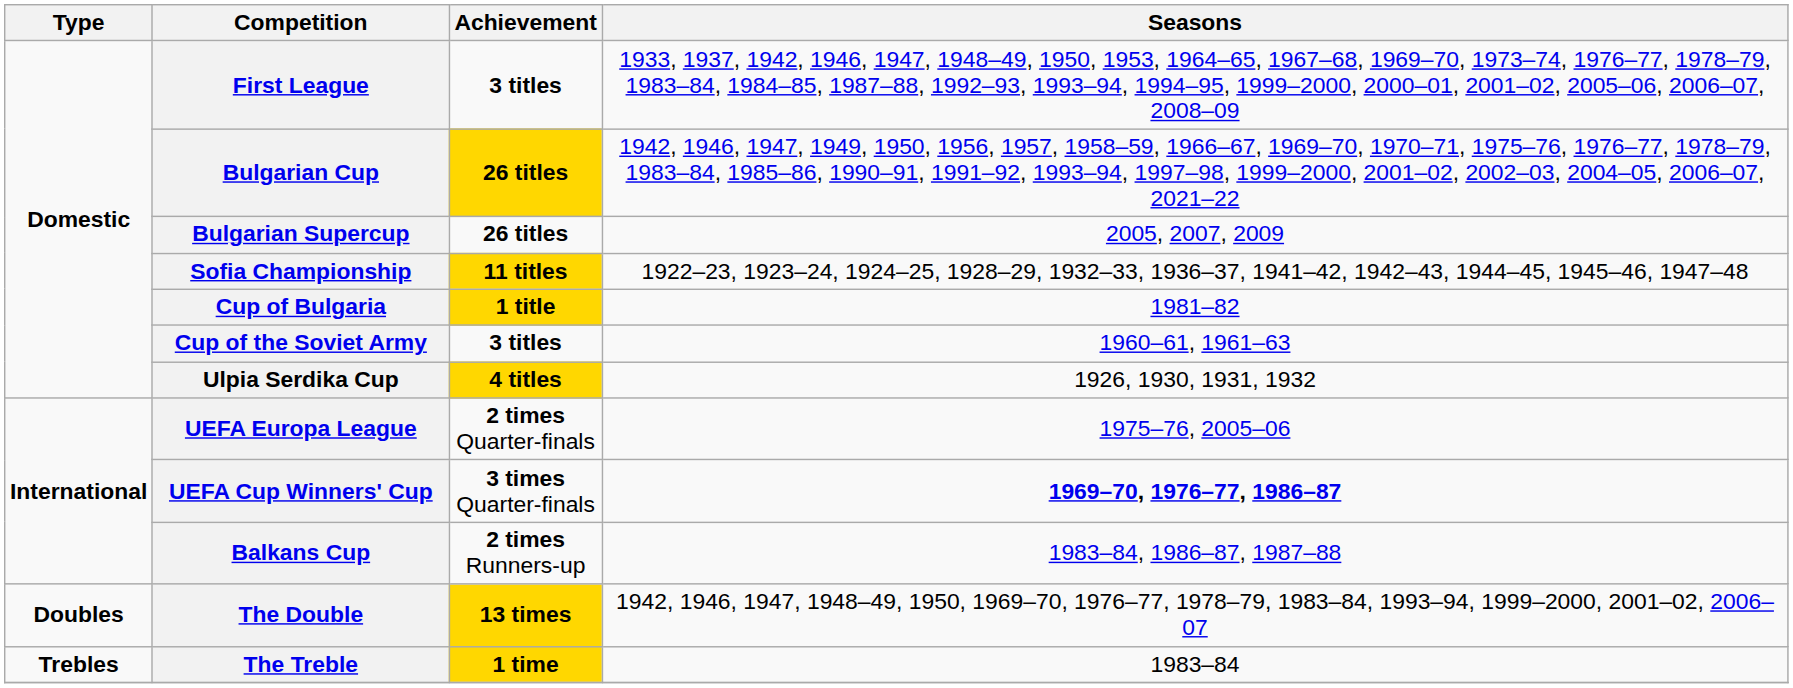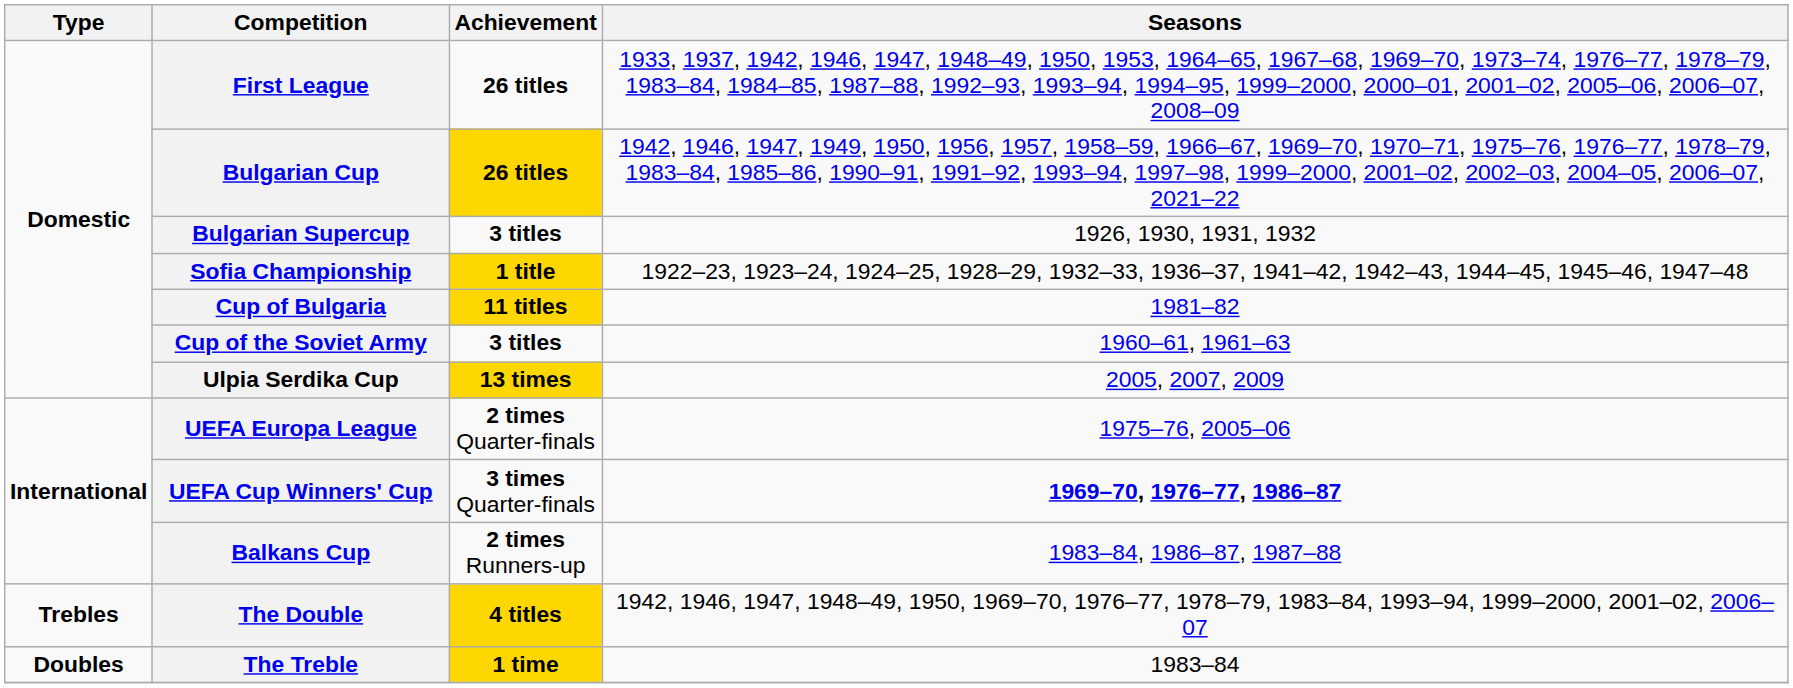(526, 84) 3 titles -> (526, 84) 26 titles
(526, 234) 26 titles -> (526, 234) 3 titles
(1195, 234) 2005, 2007, 2009 -> (1195, 234) 1926, 1930, 1931, 1932
(526, 270) 11 titles -> (526, 270) 1 title
(526, 307) 1 title -> (526, 307) 11 titles
(526, 379) 4 titles -> (526, 379) 13 times
(1195, 379) 1926, 1930, 1931, 1932 -> (1195, 379) 2005, 2007, 2009
(79, 614) Doubles -> (79, 614) Trebles
(526, 614) 13 times -> (526, 614) 4 titles
(79, 663) Trebles -> (79, 663) Doubles
